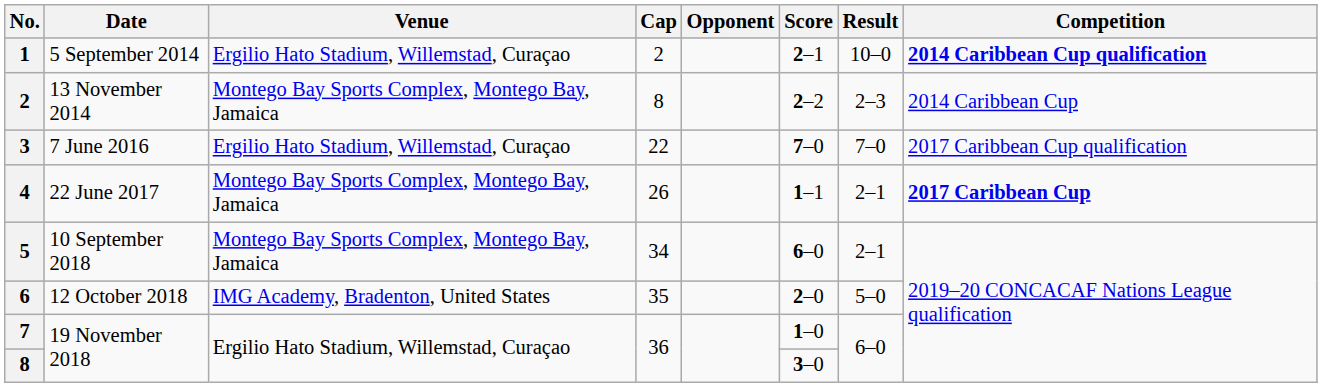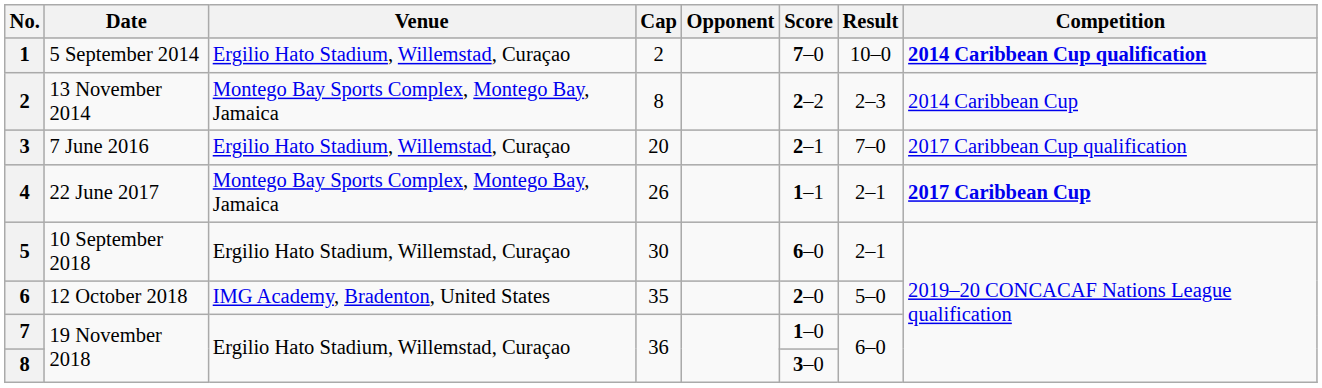(808, 54) 2–1 -> (808, 54) 7–0
(659, 146) 22 -> (659, 146) 20
(808, 146) 7–0 -> (808, 146) 2–1
(401, 250) Montego Bay Sports Complex, Montego Bay, Jamaica -> (392, 250) Ergilio Hato Stadium, Willemstad, Curaçao
(659, 250) 34 -> (659, 250) 30
